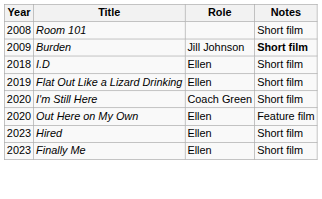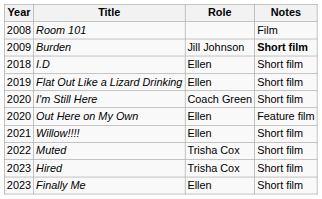(280, 30) Short film -> (267, 30) Film
+ row: (58, 133)
+ row: (51, 151)
(200, 133) Ellen -> (214, 168) Trisha Cox
